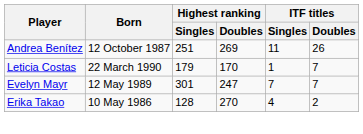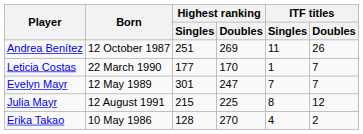(184, 66) 179 -> (184, 66) 177
+ row: (32, 102)
